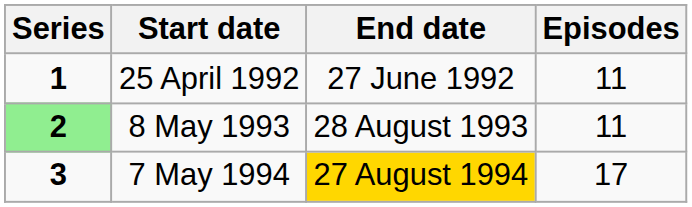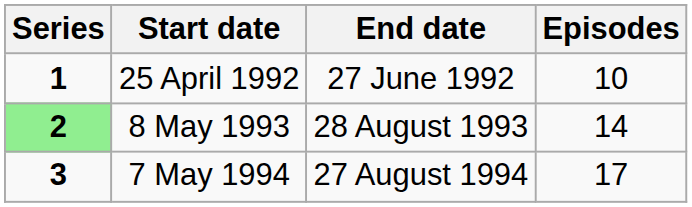(611, 77) 11 -> (611, 77) 10
(611, 126) 11 -> (611, 126) 14
(421, 175) gold background -> (421, 175) no background
